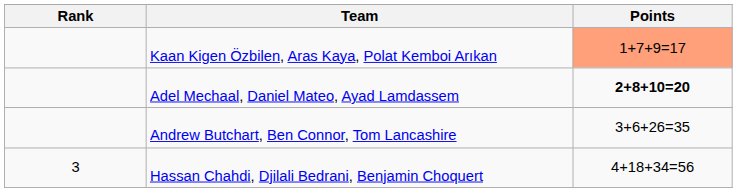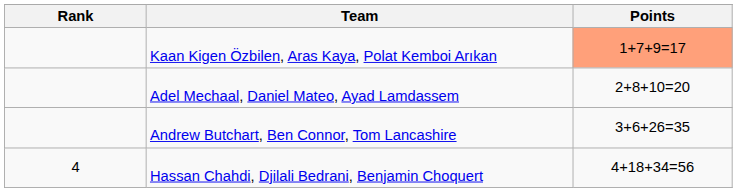(653, 87) bold -> (653, 87) normal
(76, 167) 3 -> (76, 167) 4
